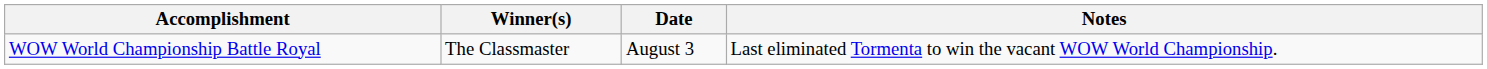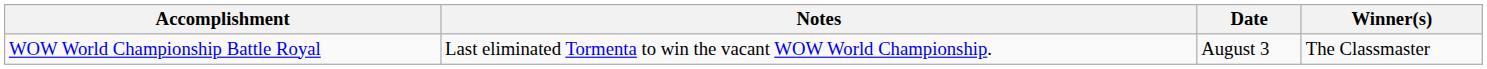columns swapped: (531, 19) <-> (1104, 19)
